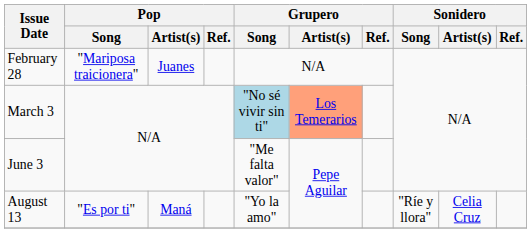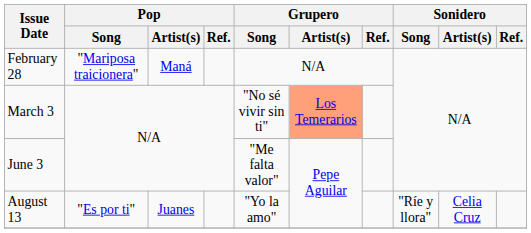(176, 66) Juanes -> (176, 66) Maná
(262, 111) lightblue background -> (262, 111) no background
(176, 209) Maná -> (176, 209) Juanes
